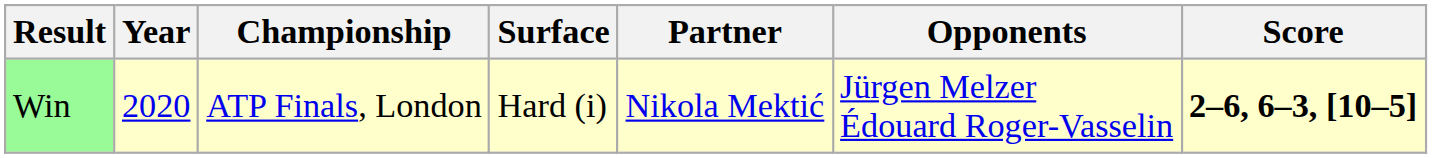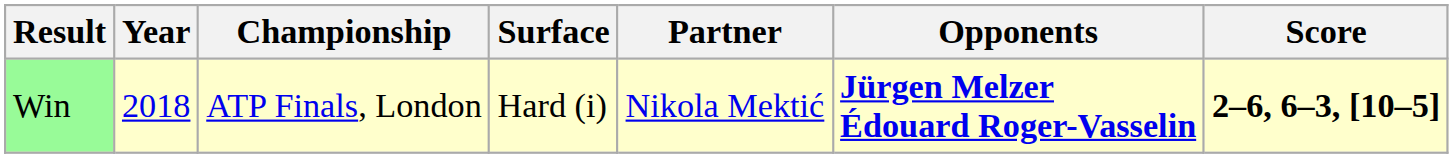(156, 105) 2020 -> (156, 105) 2018
(1007, 105) normal -> (1018, 105) bold
